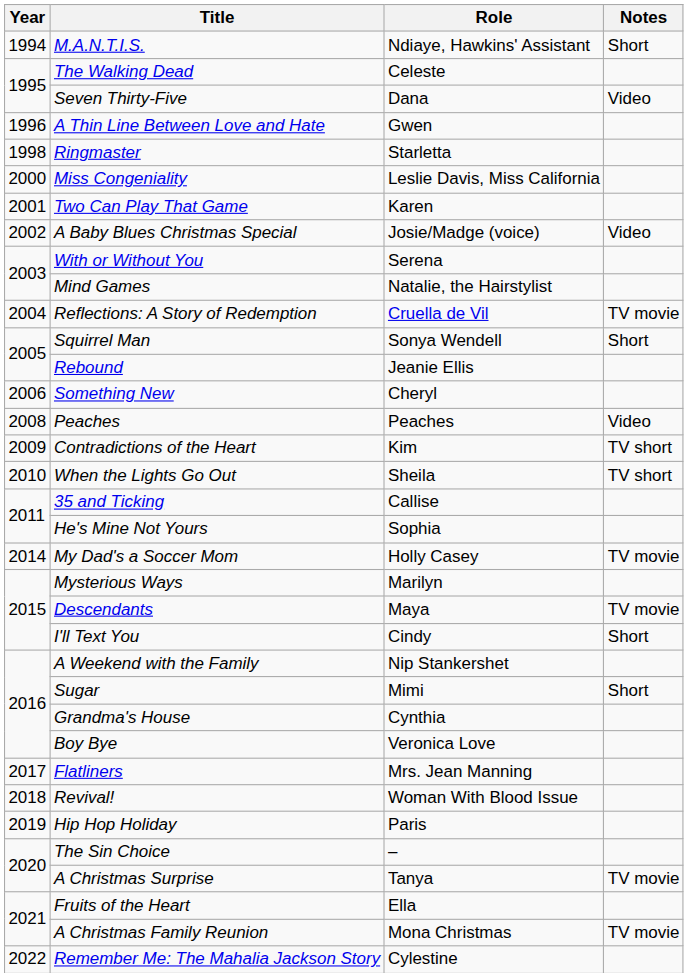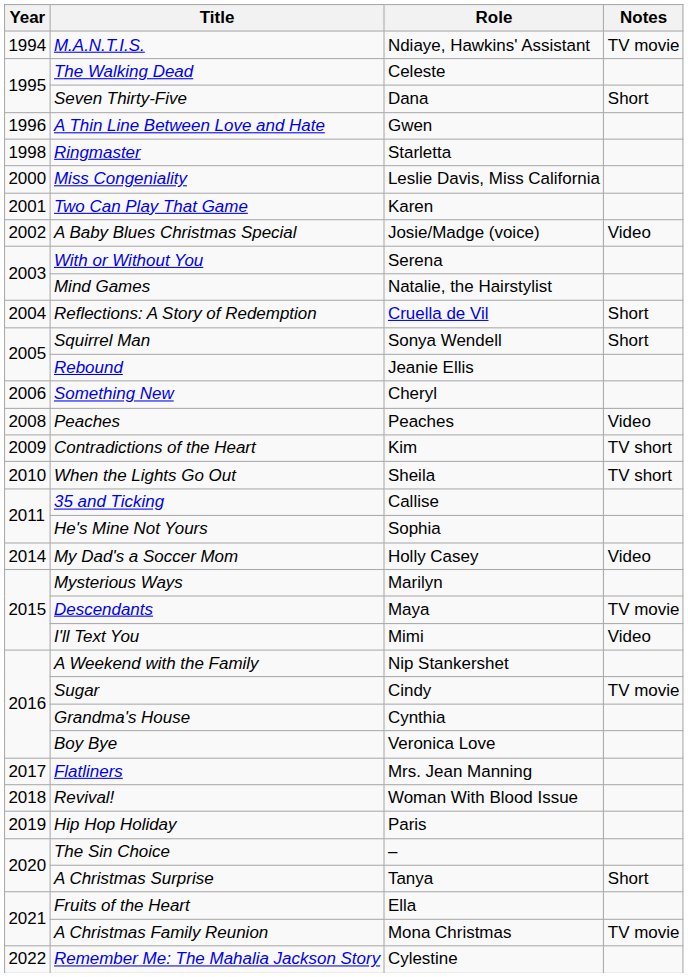(628, 44) Short -> (644, 44) TV movie
(629, 98) Video -> (628, 98) Short
(644, 313) TV movie -> (628, 313) Short
(644, 555) TV movie -> (629, 555) Video
(410, 636) Cindy -> (406, 636) Mimi
(628, 636) Short -> (629, 636) Video
(406, 690) Mimi -> (410, 690) Cindy
(628, 690) Short -> (644, 690) TV movie
(644, 878) TV movie -> (628, 878) Short
